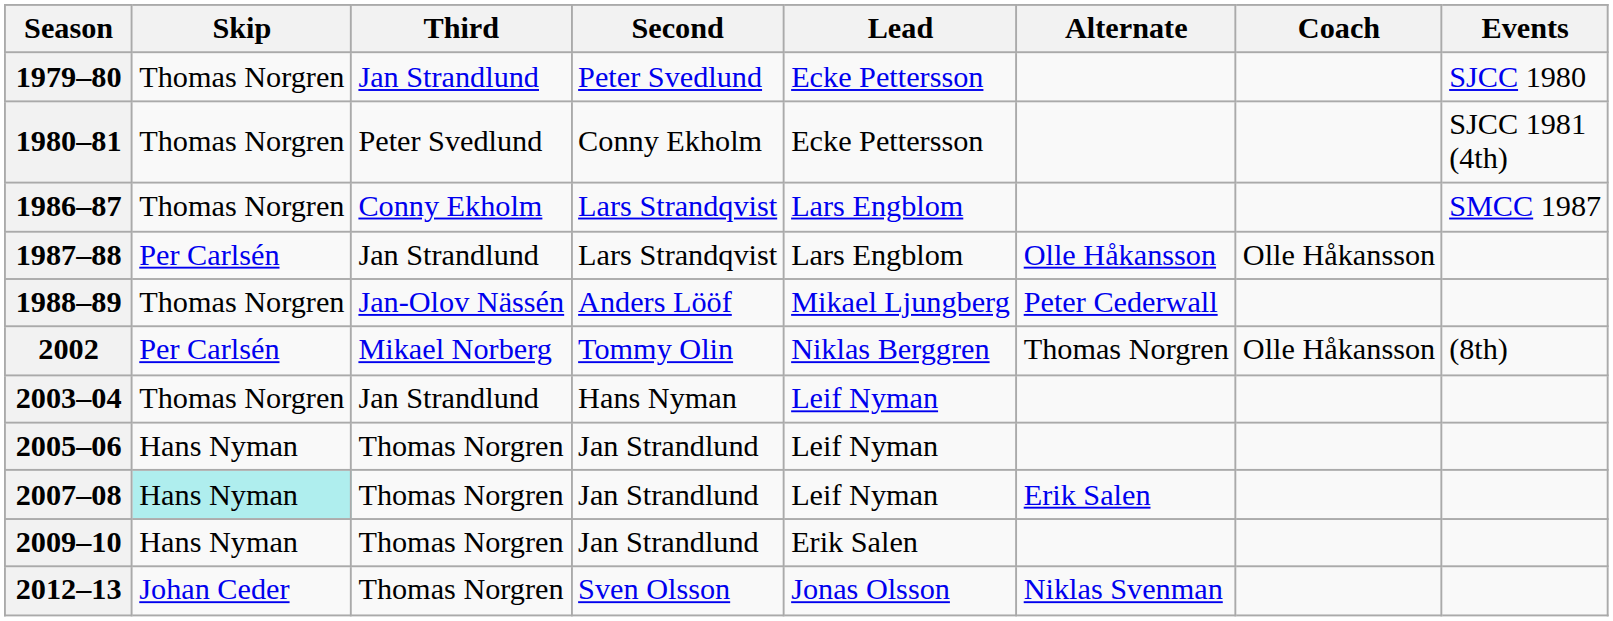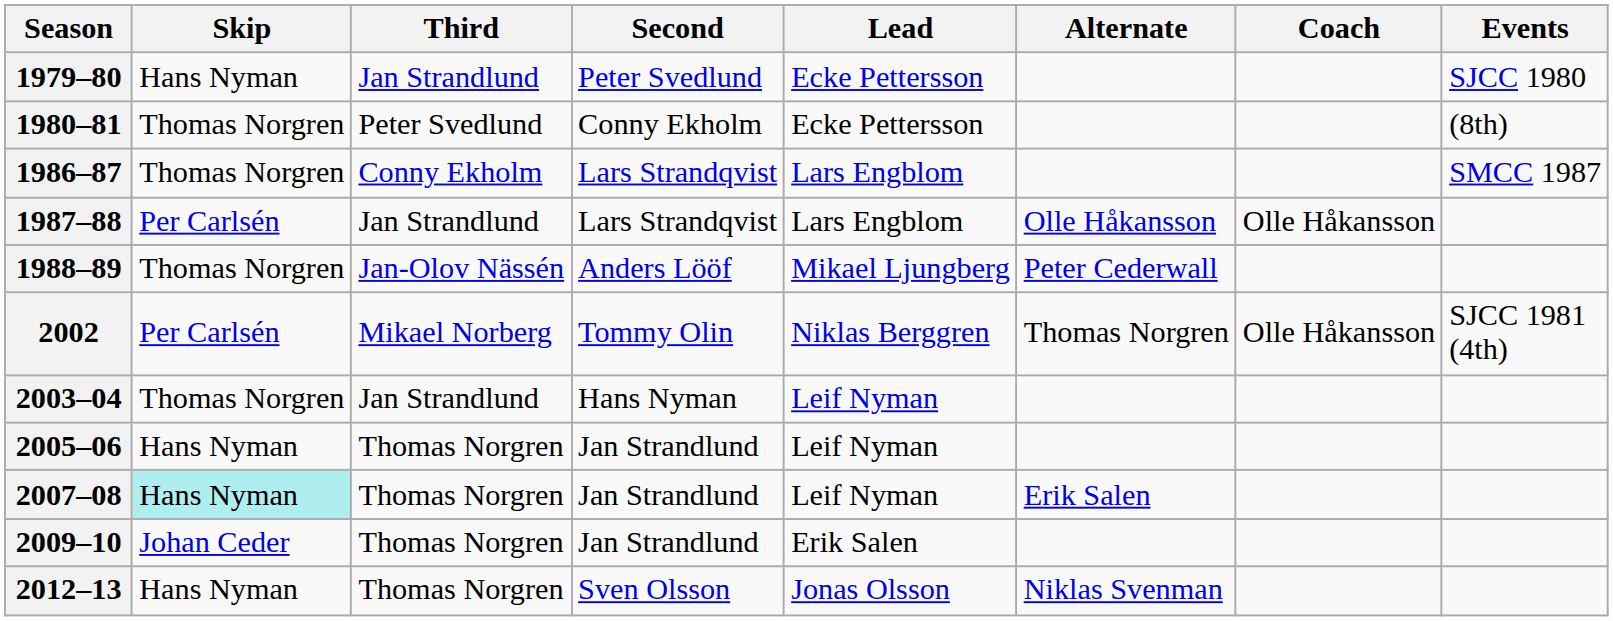(242, 76) Thomas Norgren -> (219, 76) Hans Nyman
(1518, 141) SJCC 1981 (4th) -> (1479, 124) (8th)
(1479, 350) (8th) -> (1518, 333) SJCC 1981 (4th)
(219, 542) Hans Nyman -> (214, 542) Johan Ceder
(214, 590) Johan Ceder -> (219, 590) Hans Nyman
